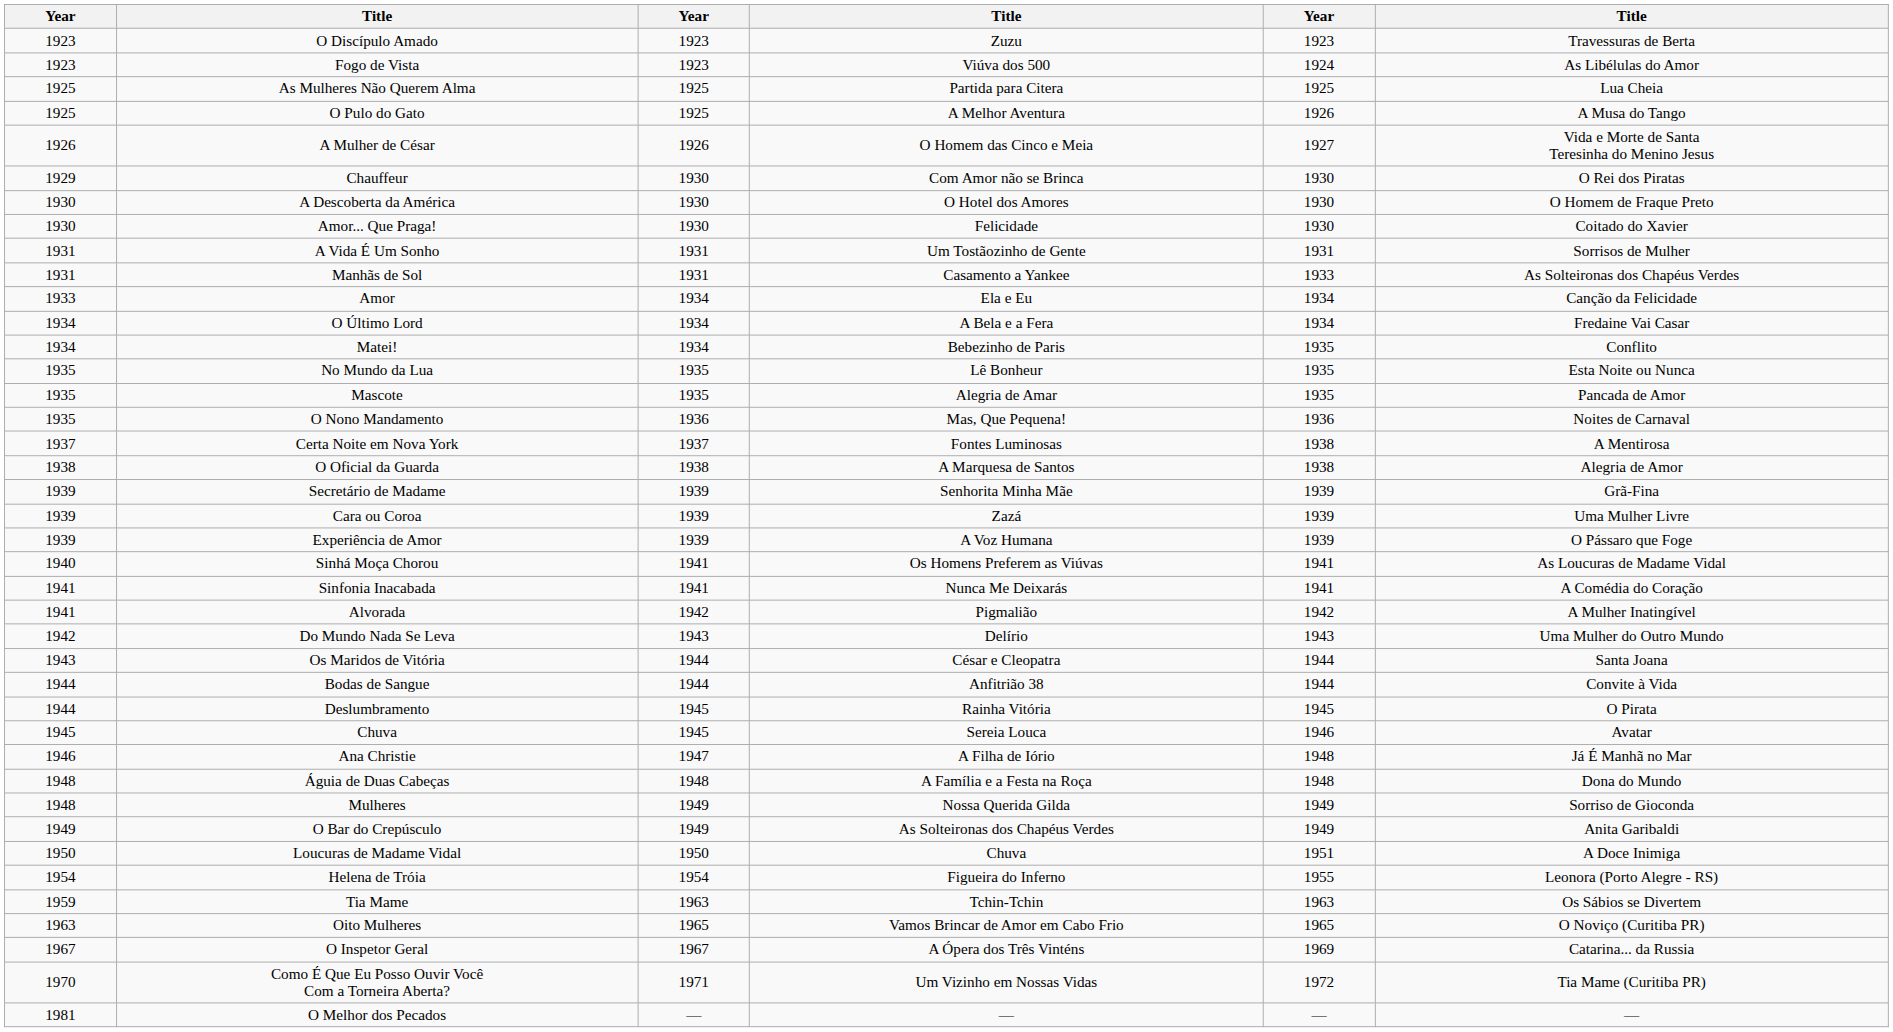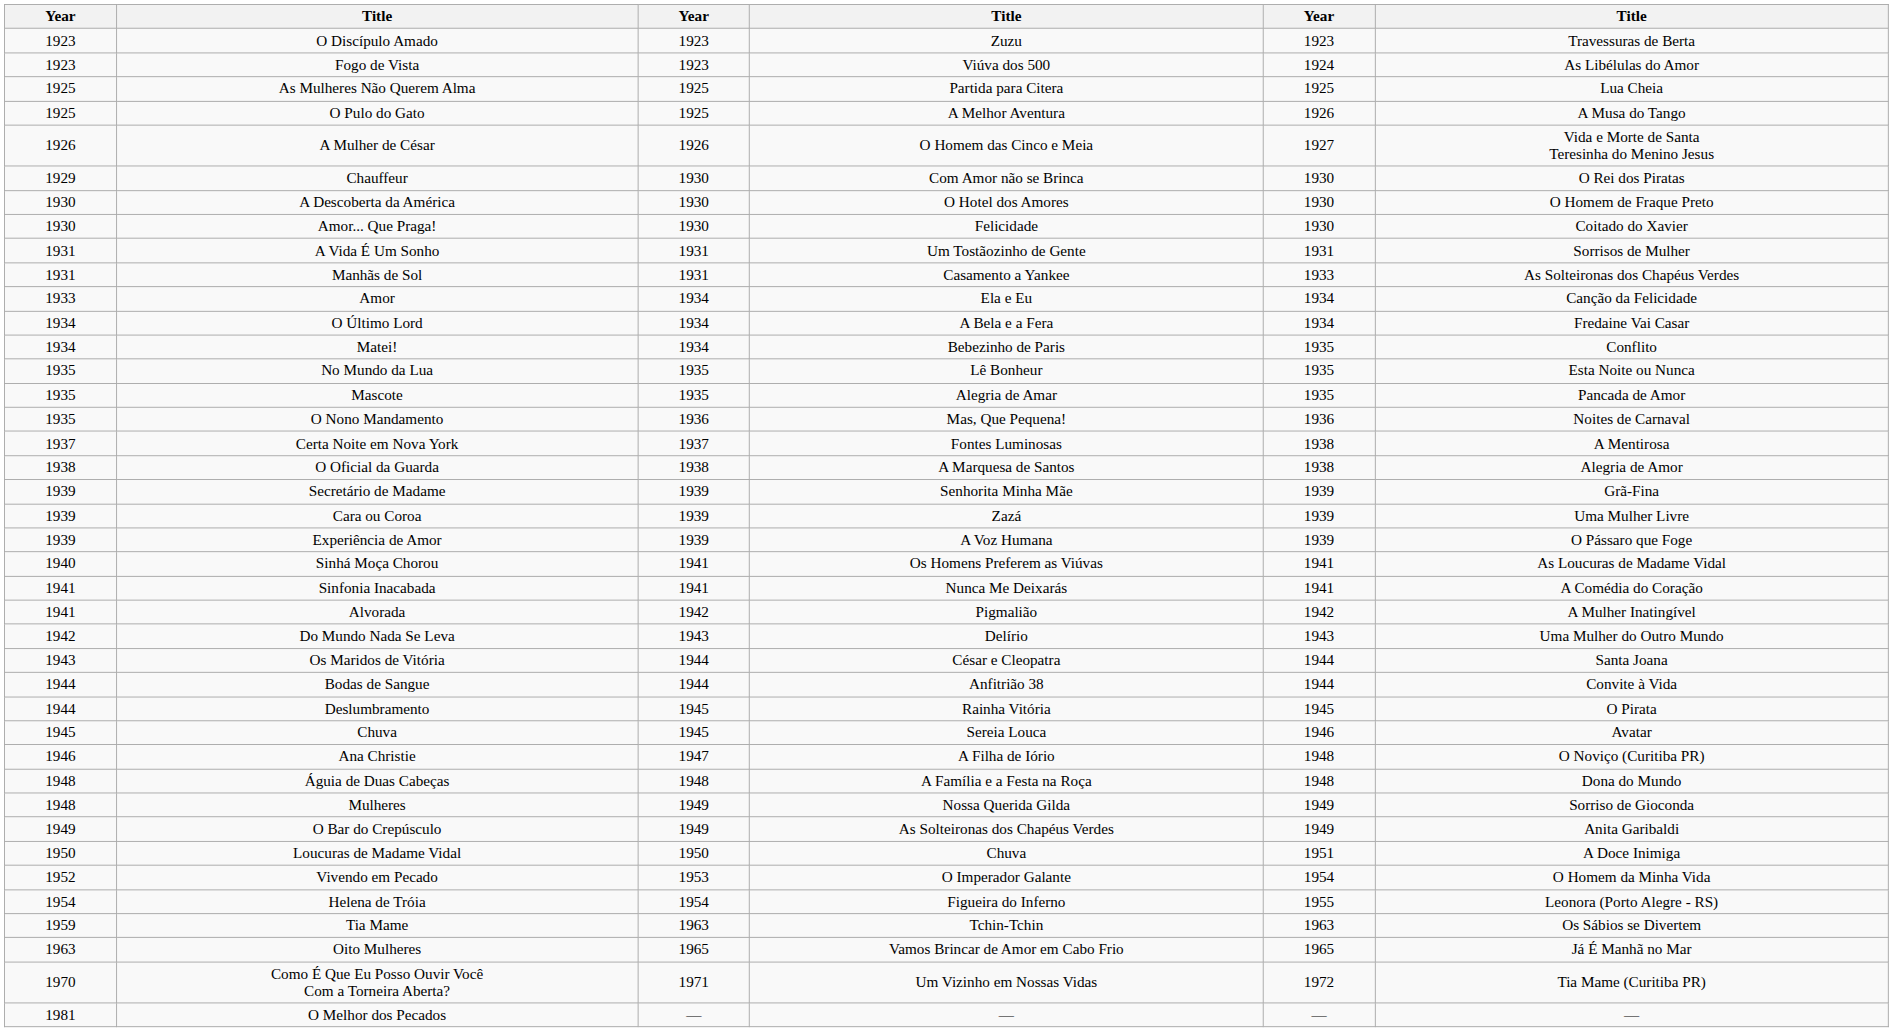(1632, 756) Já É Manhã no Mar -> (1632, 756) O Noviço (Curitiba PR)
+ row: (377, 877)
(1632, 925) O Noviço (Curitiba PR) -> (1632, 949) Já É Manhã no Mar
- row: (377, 949)
